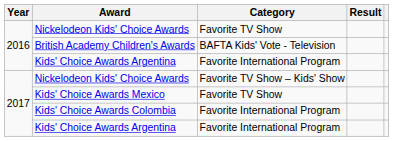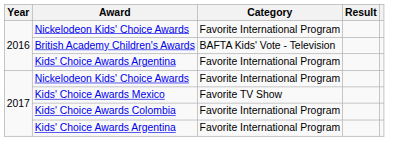(241, 29) Favorite TV Show -> (270, 29) Favorite International Program
(272, 78) Favorite TV Show – Kids' Show -> (270, 78) Favorite International Program
